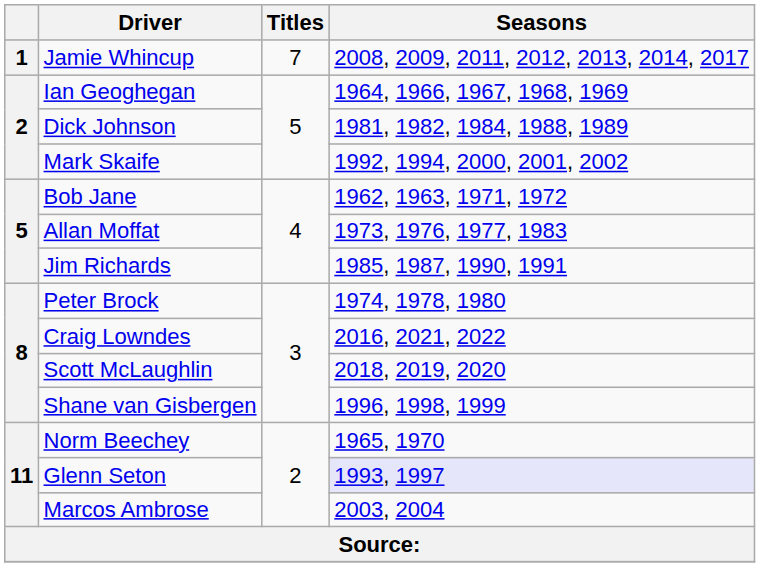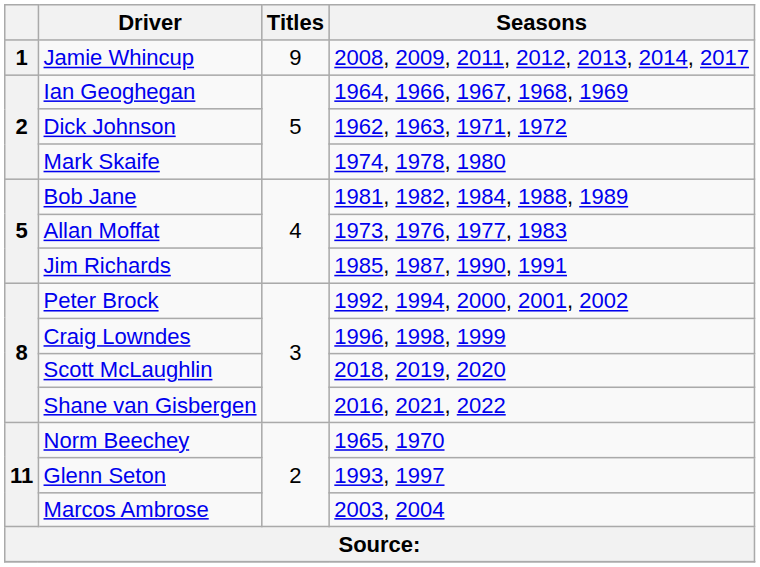(295, 57) 7 -> (295, 57) 9
(481, 127) 1981, 1982, 1984, 1988, 1989 -> (451, 127) 1962, 1963, 1971, 1972
(481, 162) 1992, 1994, 2000, 2001, 2002 -> (420, 162) 1974, 1978, 1980
(451, 197) 1962, 1963, 1971, 1972 -> (481, 197) 1981, 1982, 1984, 1988, 1989
(420, 301) 1974, 1978, 1980 -> (481, 301) 1992, 1994, 2000, 2001, 2002
(420, 336) 2016, 2021, 2022 -> (420, 336) 1996, 1998, 1999
(420, 405) 1996, 1998, 1999 -> (420, 405) 2016, 2021, 2022
(389, 475) lavender background -> (389, 475) no background
